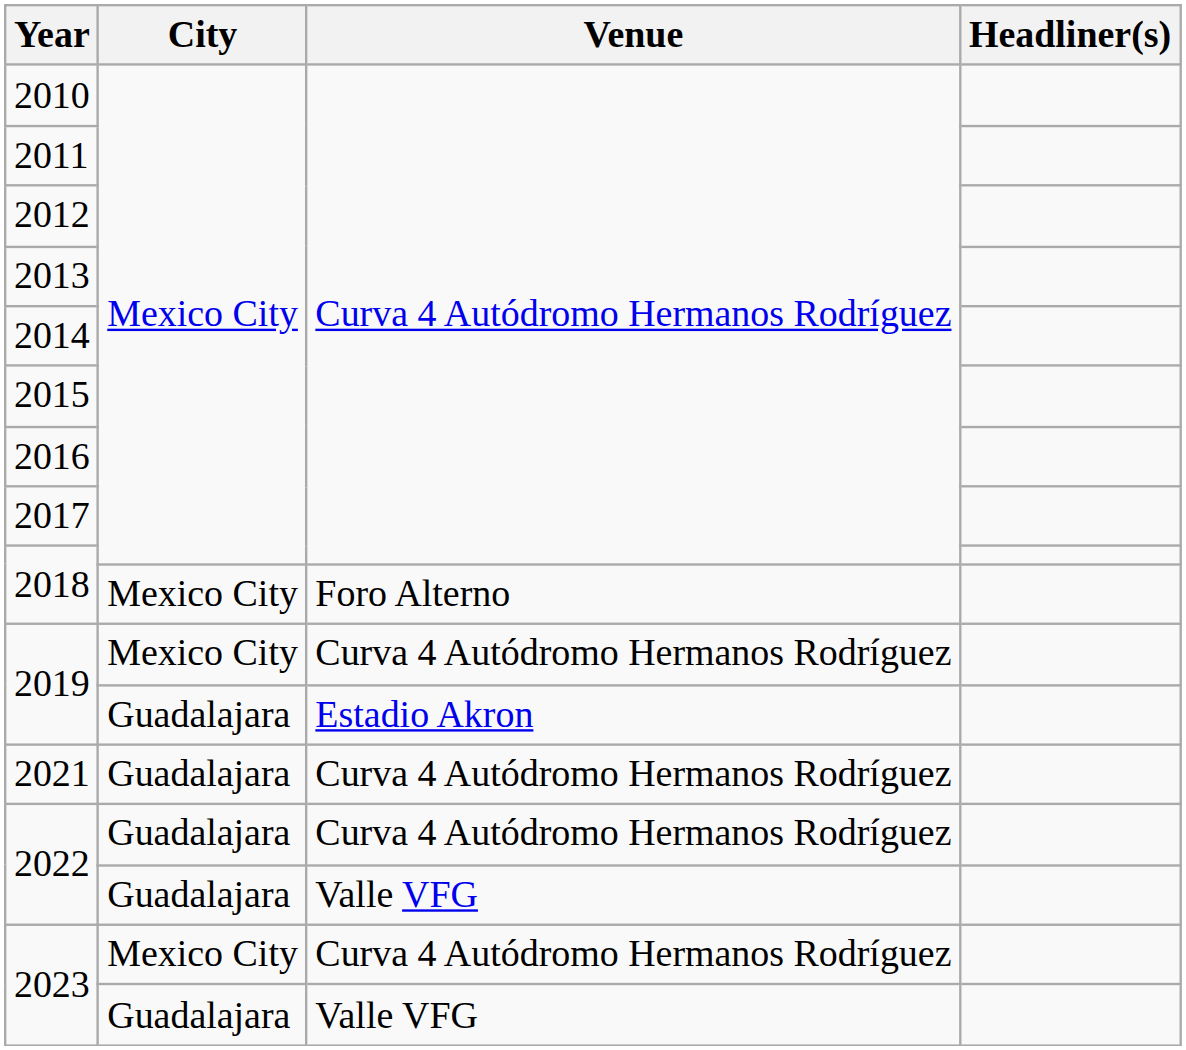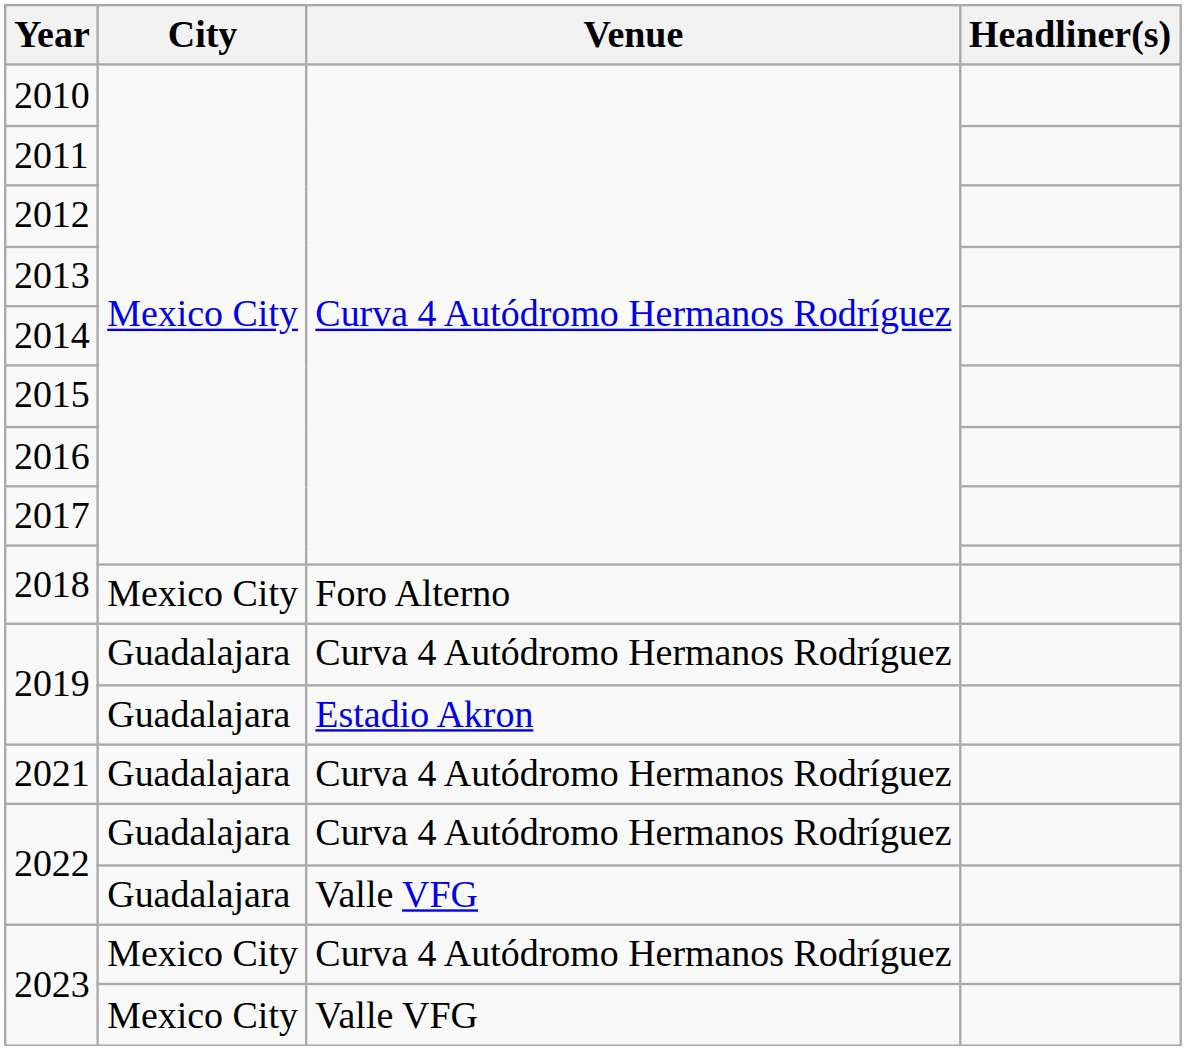(203, 653) Mexico City -> (199, 653) Guadalajara
(199, 1014) Guadalajara -> (203, 1014) Mexico City
